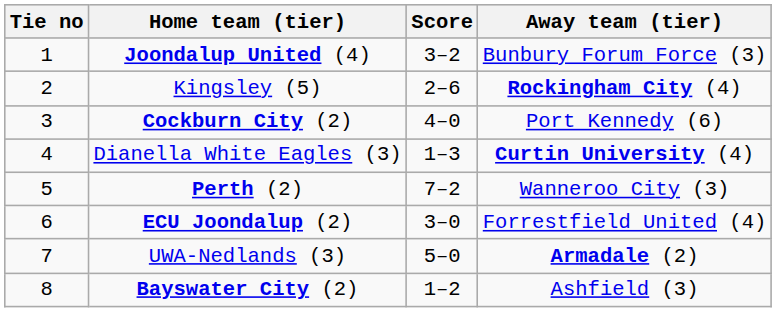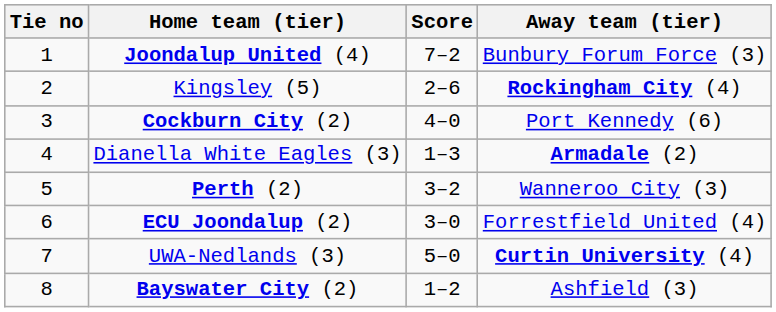(442, 55) 3–2 -> (442, 55) 7–2
(625, 155) Curtin University (4) -> (625, 155) Armadale (2)
(442, 189) 7–2 -> (442, 189) 3–2
(625, 256) Armadale (2) -> (625, 256) Curtin University (4)
